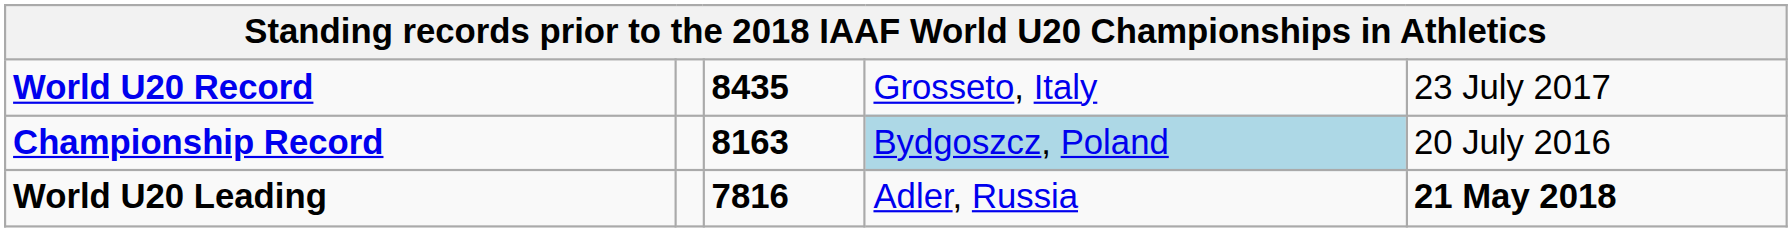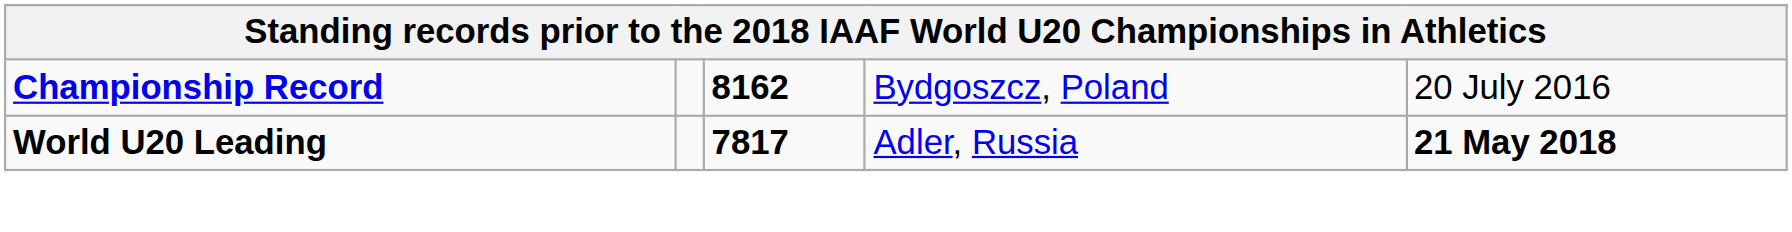- row: (163, 87)
(750, 142) 8163 -> (750, 87) 8162
(1021, 142) lightblue background -> (1021, 87) no background
(750, 197) 7816 -> (750, 142) 7817
